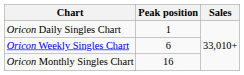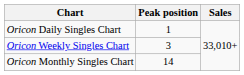(168, 45) 6 -> (168, 45) 3
(168, 62) 16 -> (168, 62) 14
